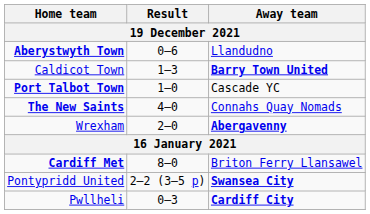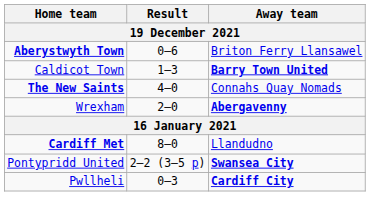(242, 51) Llandudno -> (287, 51) Briton Ferry Llansawel
- row: (69, 88)
(287, 163) Briton Ferry Llansawel -> (242, 144) Llandudno
